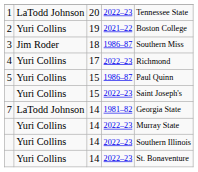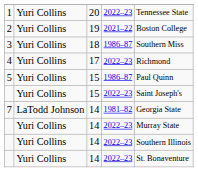(50, 12) LaTodd Johnson -> (41, 12) Yuri Collins
(38, 45) Jim Roder -> (41, 45) Yuri Collins
